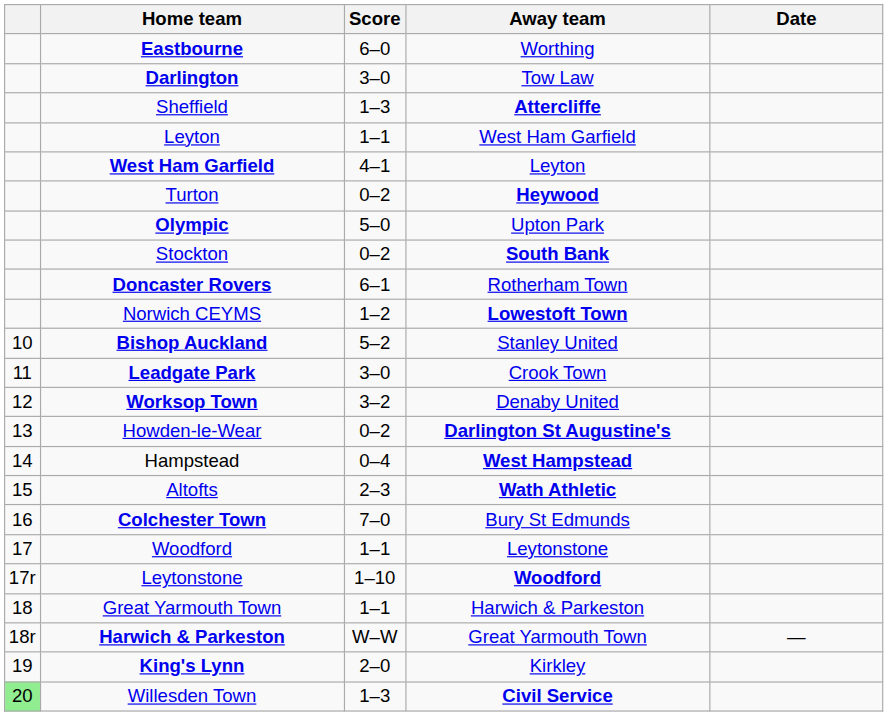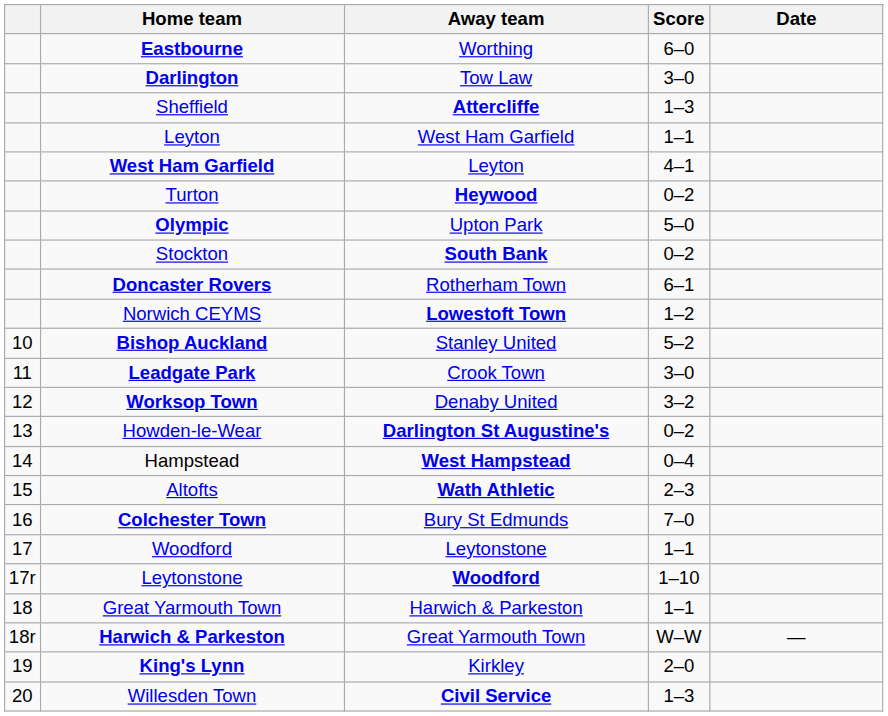columns swapped: (375, 19) <-> (558, 19)
(22, 696) lightgreen background -> (22, 696) no background
